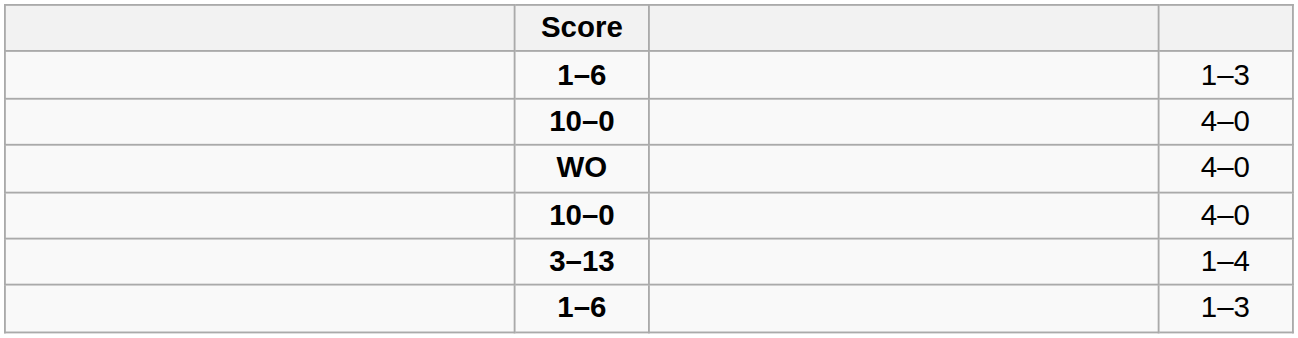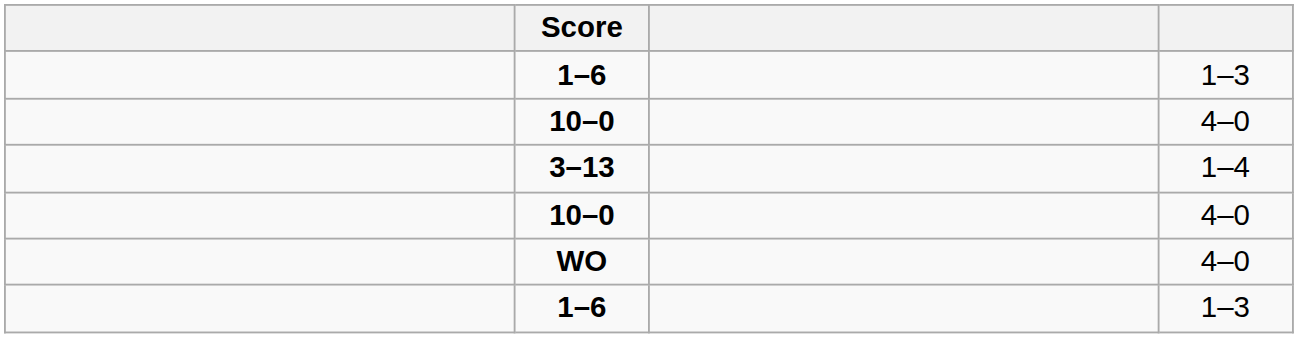rows swapped: (582, 261) <-> (582, 167)
